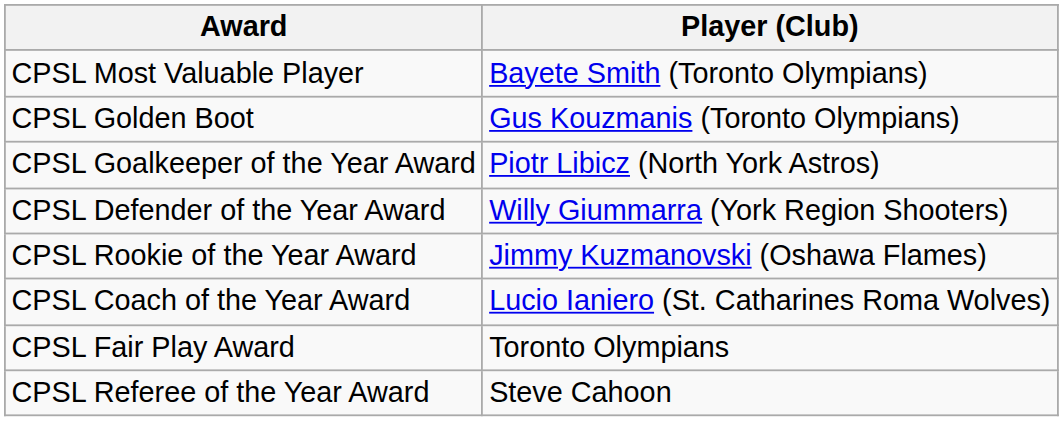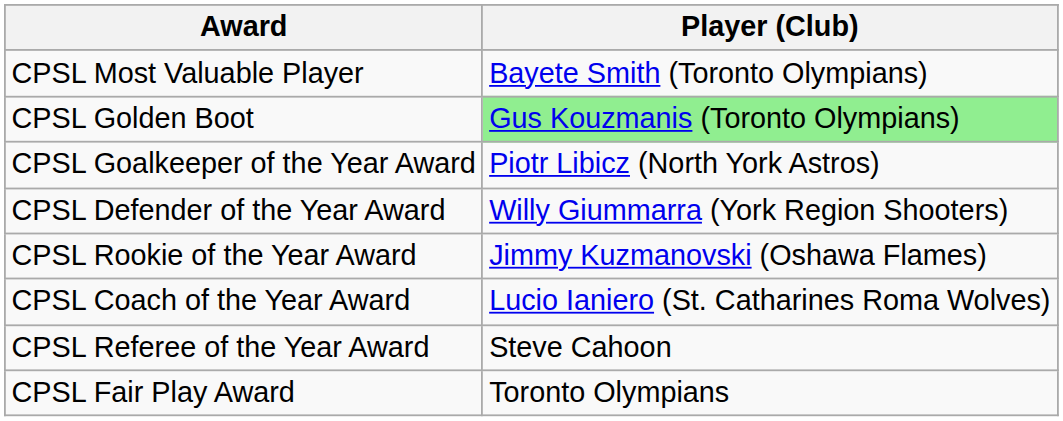(724, 118) no background -> (724, 118) lightgreen background
rows swapped: (220, 392) <-> (153, 347)
